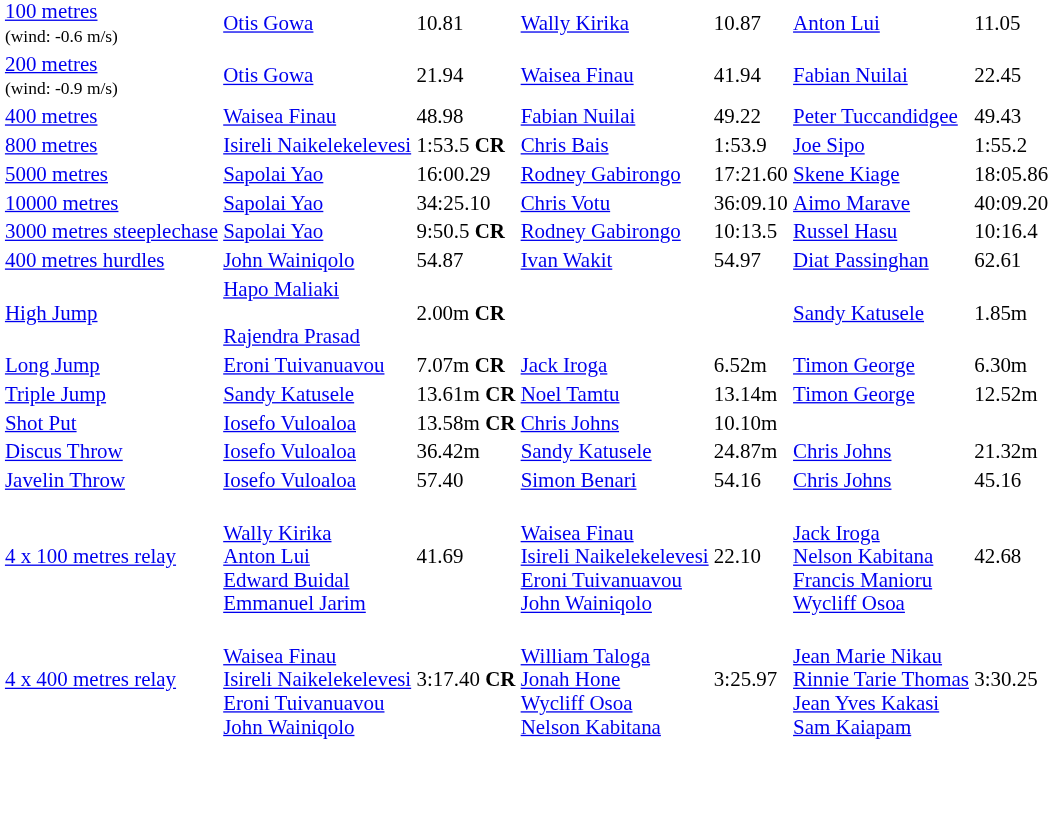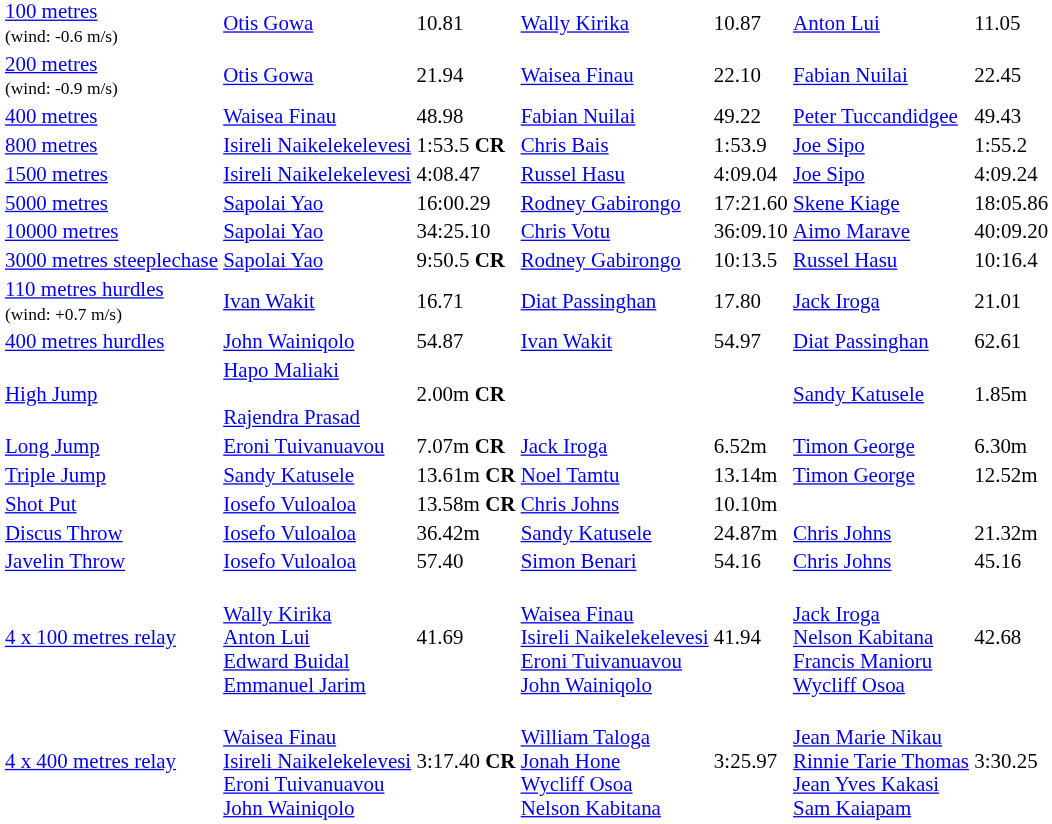(737, 75) 41.94 -> (737, 75) 22.10
+ row: (56, 174)
+ row: (84, 301)
(737, 556) 22.10 -> (737, 637) 41.94
